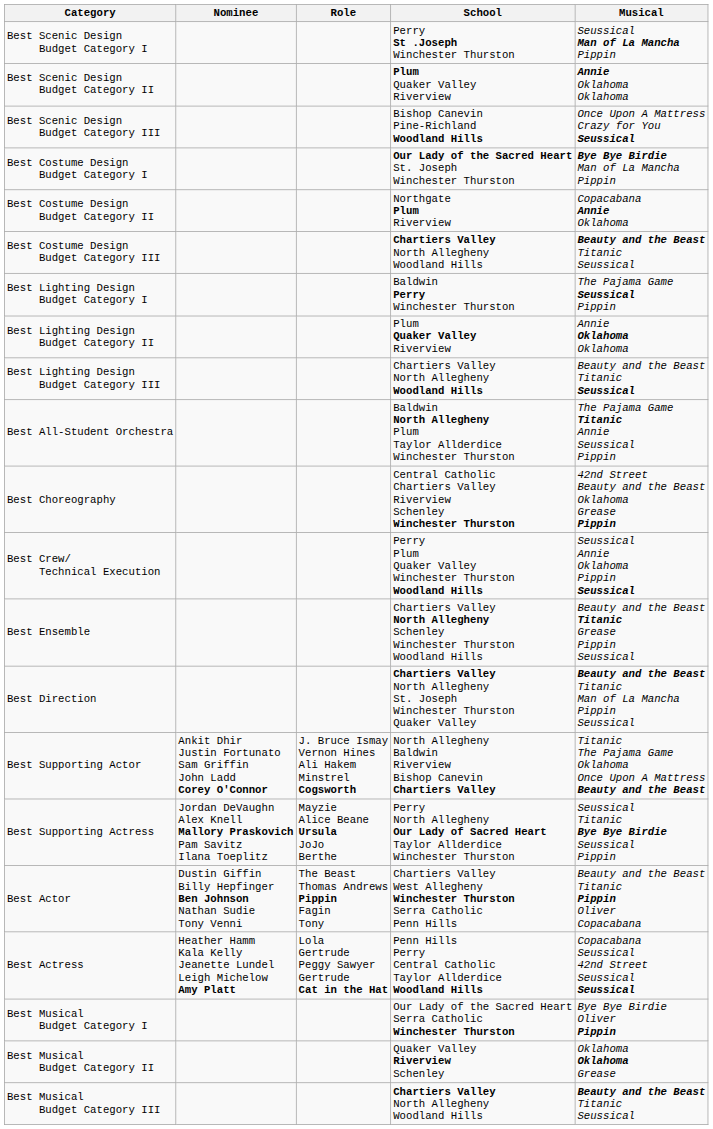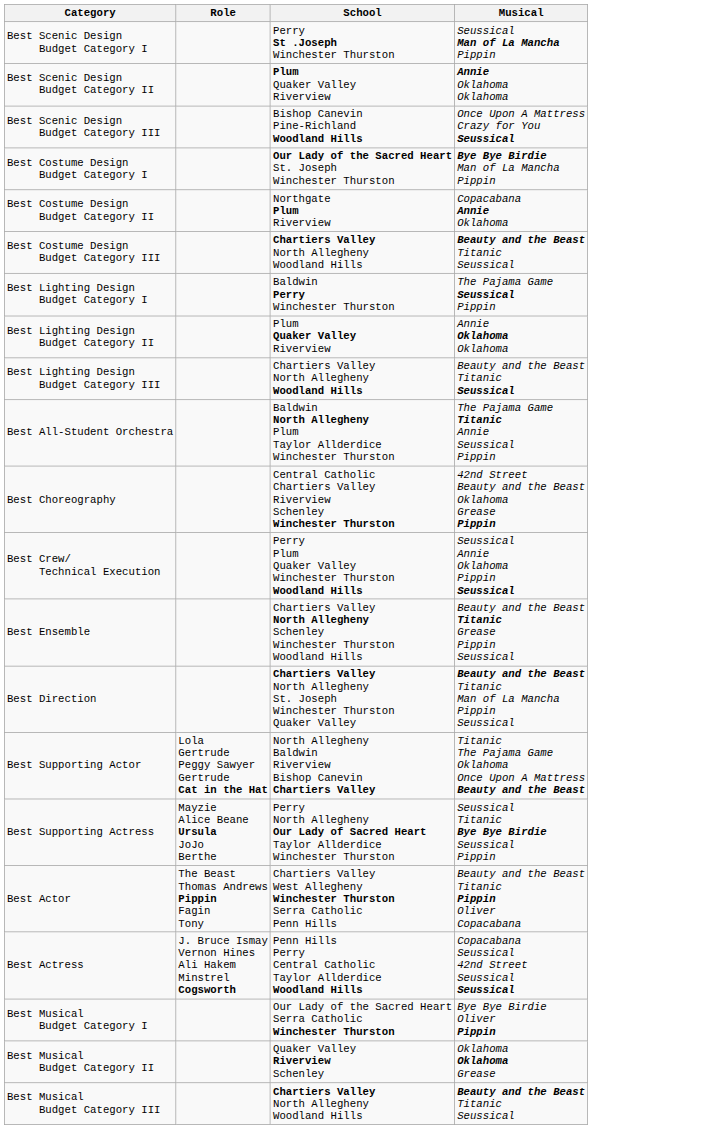- column: (236, 13)
(343, 766) J. Bruce Ismay Vernon Hines Ali Hakem Minstrel Cogsworth -> (223, 766) Lola Gertrude Peggy Sawyer Gertrude Cat in the Hat
(343, 965) Lola Gertrude Peggy Sawyer Gertrude Cat in the Hat -> (223, 965) J. Bruce Ismay Vernon Hines Ali Hakem Minstrel Cogsworth
